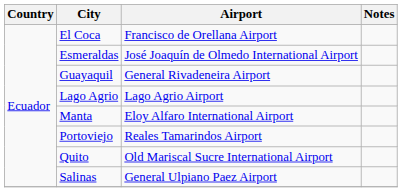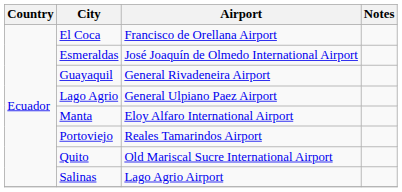(174, 95) Lago Agrio Airport -> (201, 95) General Ulpiano Paez Airport
(201, 177) General Ulpiano Paez Airport -> (174, 177) Lago Agrio Airport
